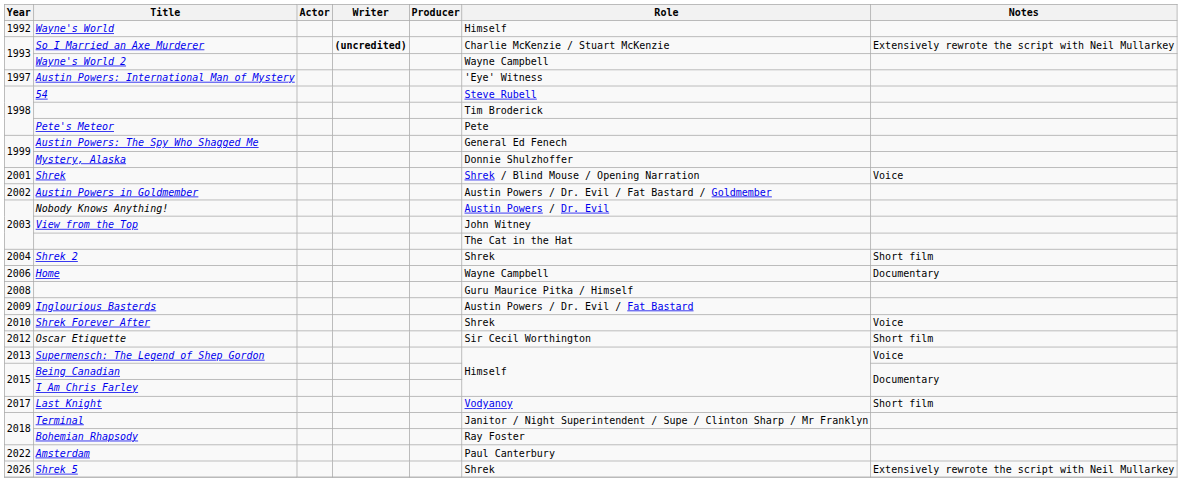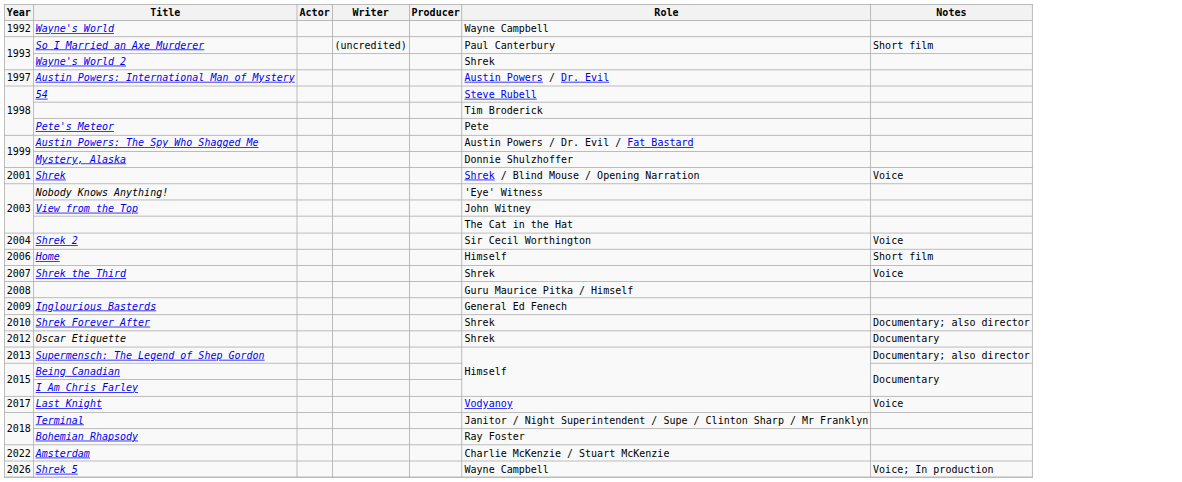(486, 29) Himself -> (507, 29) Wayne Campbell
(371, 45) bold -> (371, 45) normal
(567, 45) Charlie McKenzie / Stuart McKenzie -> (510, 45) Paul Canterbury
(1024, 45) Extensively rewrote the script with Neil Mullarkey -> (903, 45) Short film
(507, 61) Wayne Campbell -> (480, 61) Shrek
(504, 78) 'Eye' Witness -> (537, 78) Austin Powers / Dr. Evil
(516, 143) General Ed Fenech -> (579, 143) Austin Powers / Dr. Evil / Fat Bastard
- row: (19, 192)
(537, 208) Austin Powers / Dr. Evil -> (504, 192) 'Eye' Witness
(480, 257) Shrek -> (528, 241) Sir Cecil Worthington
(903, 257) Short film -> (888, 241) Voice
(507, 274) Wayne Campbell -> (486, 257) Himself
(906, 274) Documentary -> (903, 257) Short film
+ row: (19, 274)
(579, 306) Austin Powers / Dr. Evil / Fat Bastard -> (516, 306) General Ed Fenech
(888, 323) Voice -> (951, 323) Documentary; also director
(528, 339) Sir Cecil Worthington -> (480, 339) Shrek
(903, 339) Short film -> (906, 339) Documentary
(888, 355) Voice -> (951, 355) Documentary; also director
(903, 404) Short film -> (888, 404) Voice
(510, 453) Paul Canterbury -> (567, 453) Charlie McKenzie / Stuart McKenzie
(480, 469) Shrek -> (507, 469) Wayne Campbell
(1024, 469) Extensively rewrote the script with Neil Mullarkey -> (933, 469) Voice; In production
